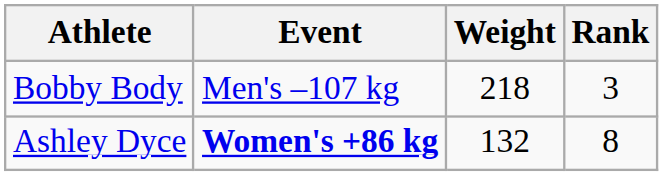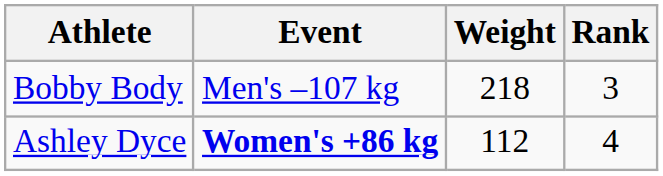(505, 142) 132 -> (505, 142) 112
(610, 142) 8 -> (610, 142) 4
